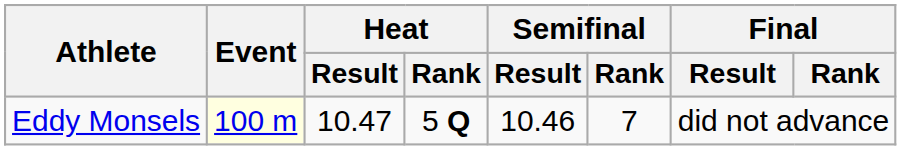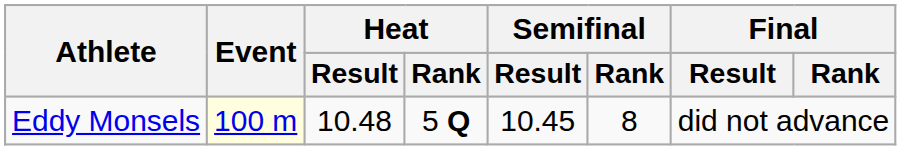(354, 121) 10.47 -> (354, 121) 10.48
(538, 121) 10.46 -> (538, 121) 10.45
(629, 121) 7 -> (629, 121) 8
